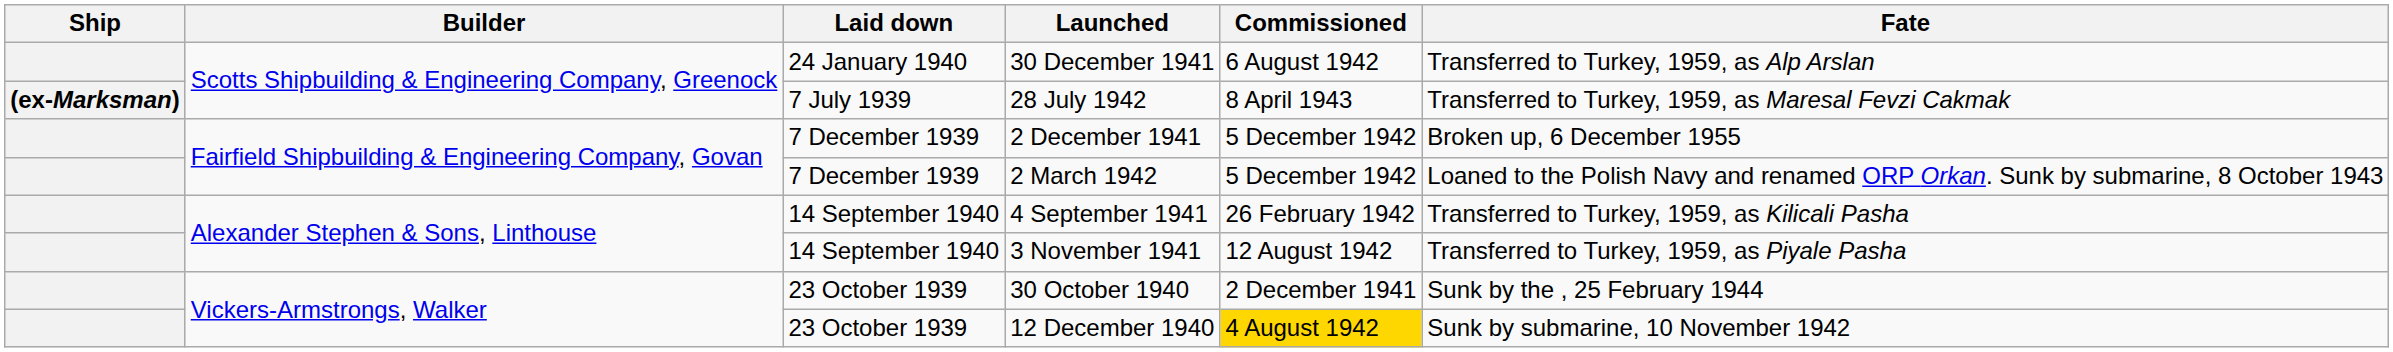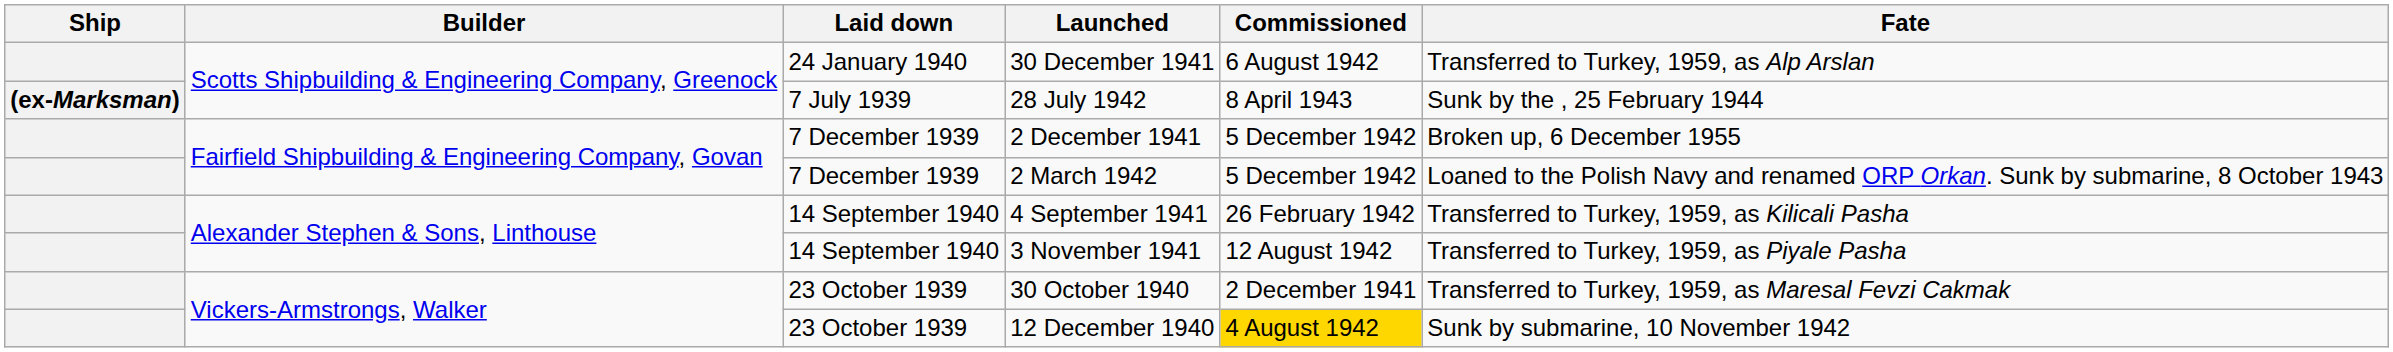(1719, 99) Transferred to Turkey, 1959, as Maresal Fevzi Cakmak -> (1595, 99) Sunk by the , 25 February 1944
(1595, 289) Sunk by the , 25 February 1944 -> (1719, 289) Transferred to Turkey, 1959, as Maresal Fevzi Cakmak
